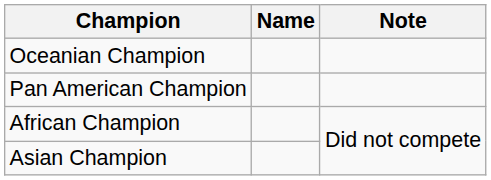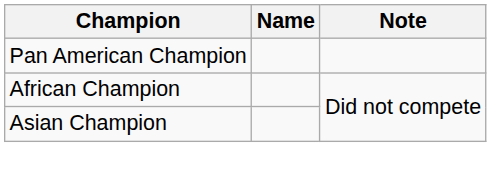- row: (107, 55)
